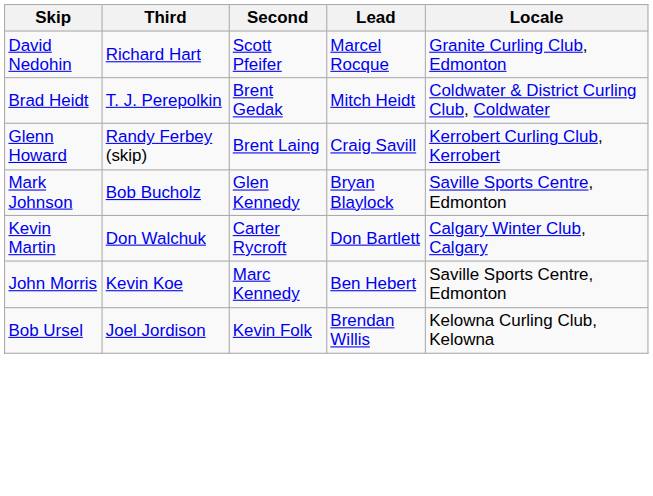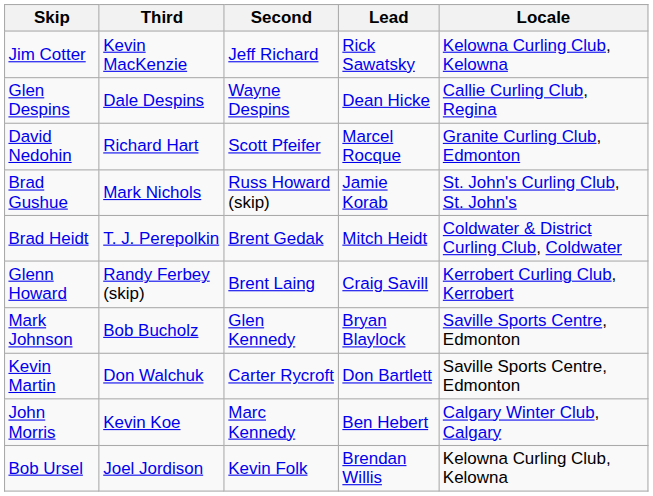+ row: (47, 54)
+ row: (39, 100)
+ row: (38, 192)
(507, 238) Calgary Winter Club, Calgary -> (525, 376) Saville Sports Centre, Edmonton
(511, 284) Saville Sports Centre, Edmonton -> (521, 422) Calgary Winter Club, Calgary
